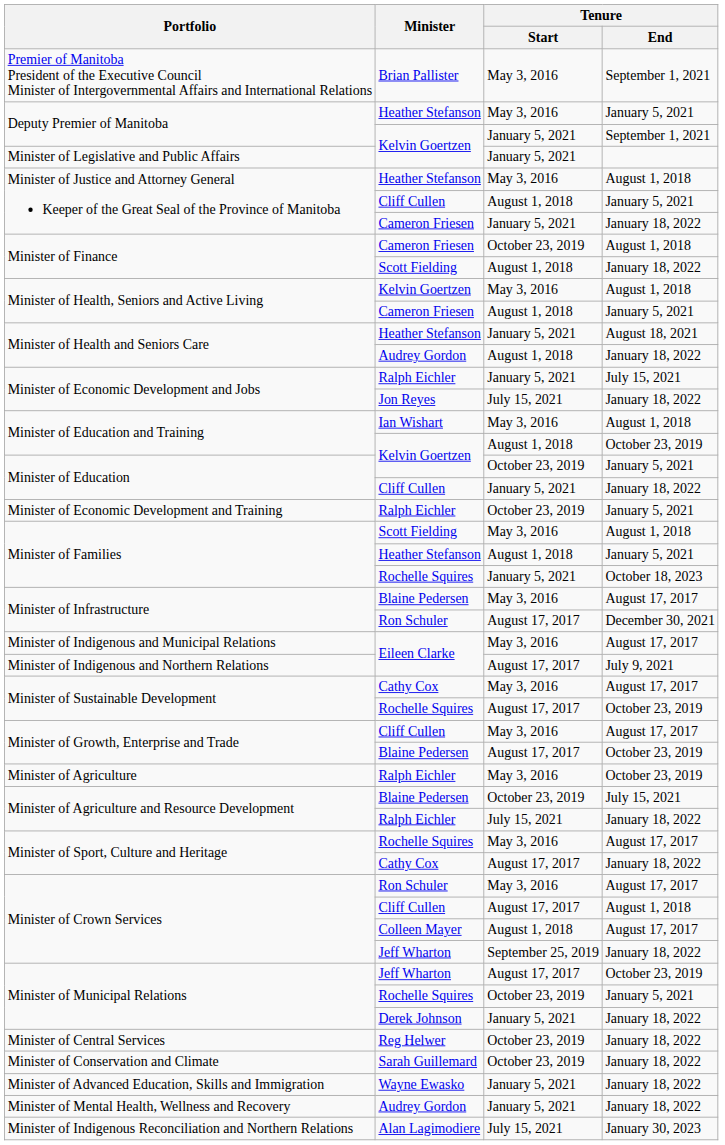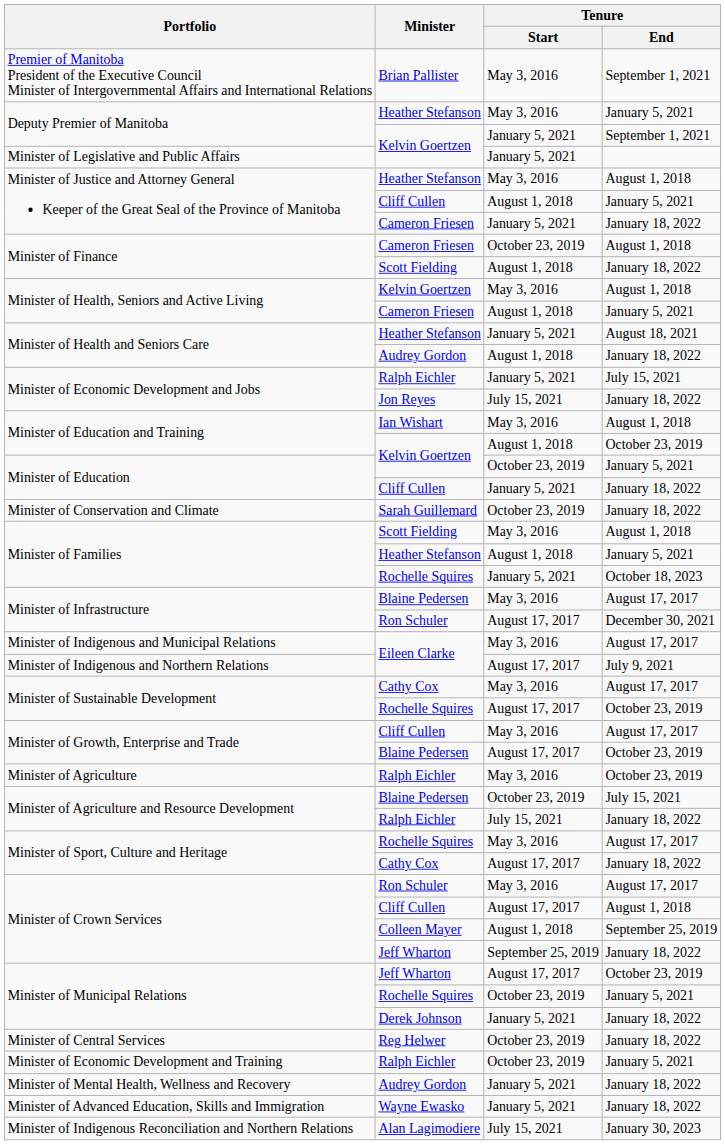rows swapped: (145, 510) <-> (113, 1062)
(652, 929) August 17, 2017 -> (661, 929) September 25, 2019
rows swapped: (166, 1084) <-> (149, 1106)
